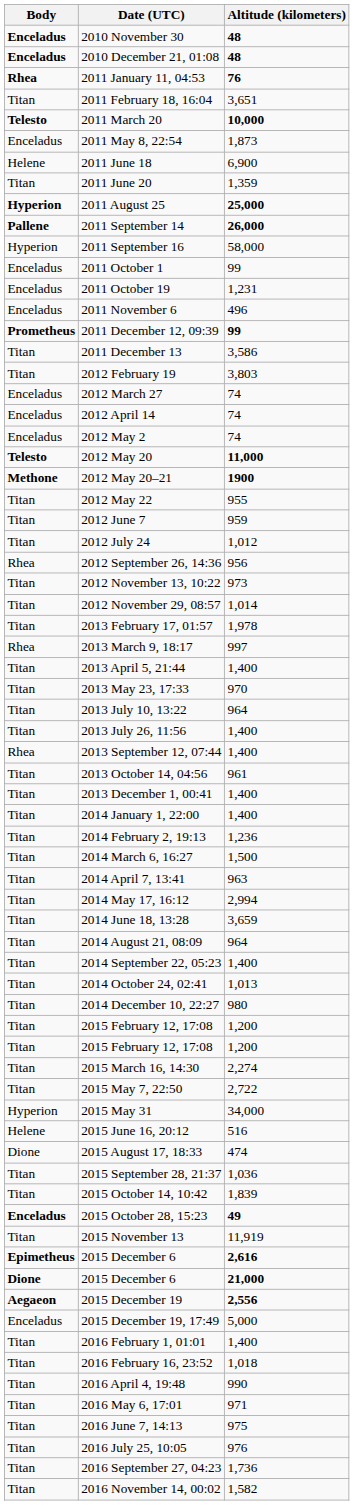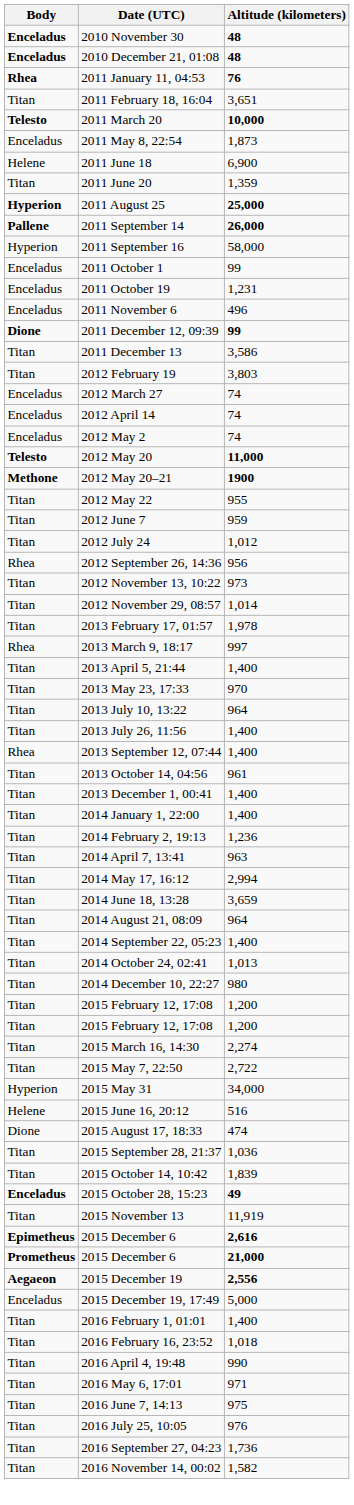(41, 330) Prometheus -> (24, 330) Dione
- row: (137, 857)
(24, 1278) Dione -> (41, 1257) Prometheus
